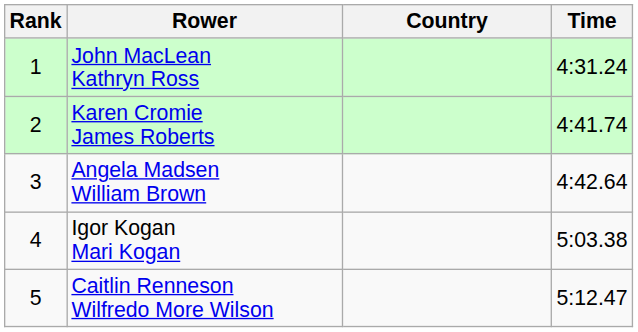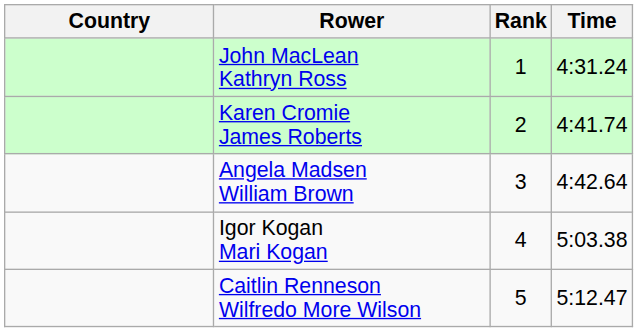columns swapped: (36, 21) <-> (447, 21)
